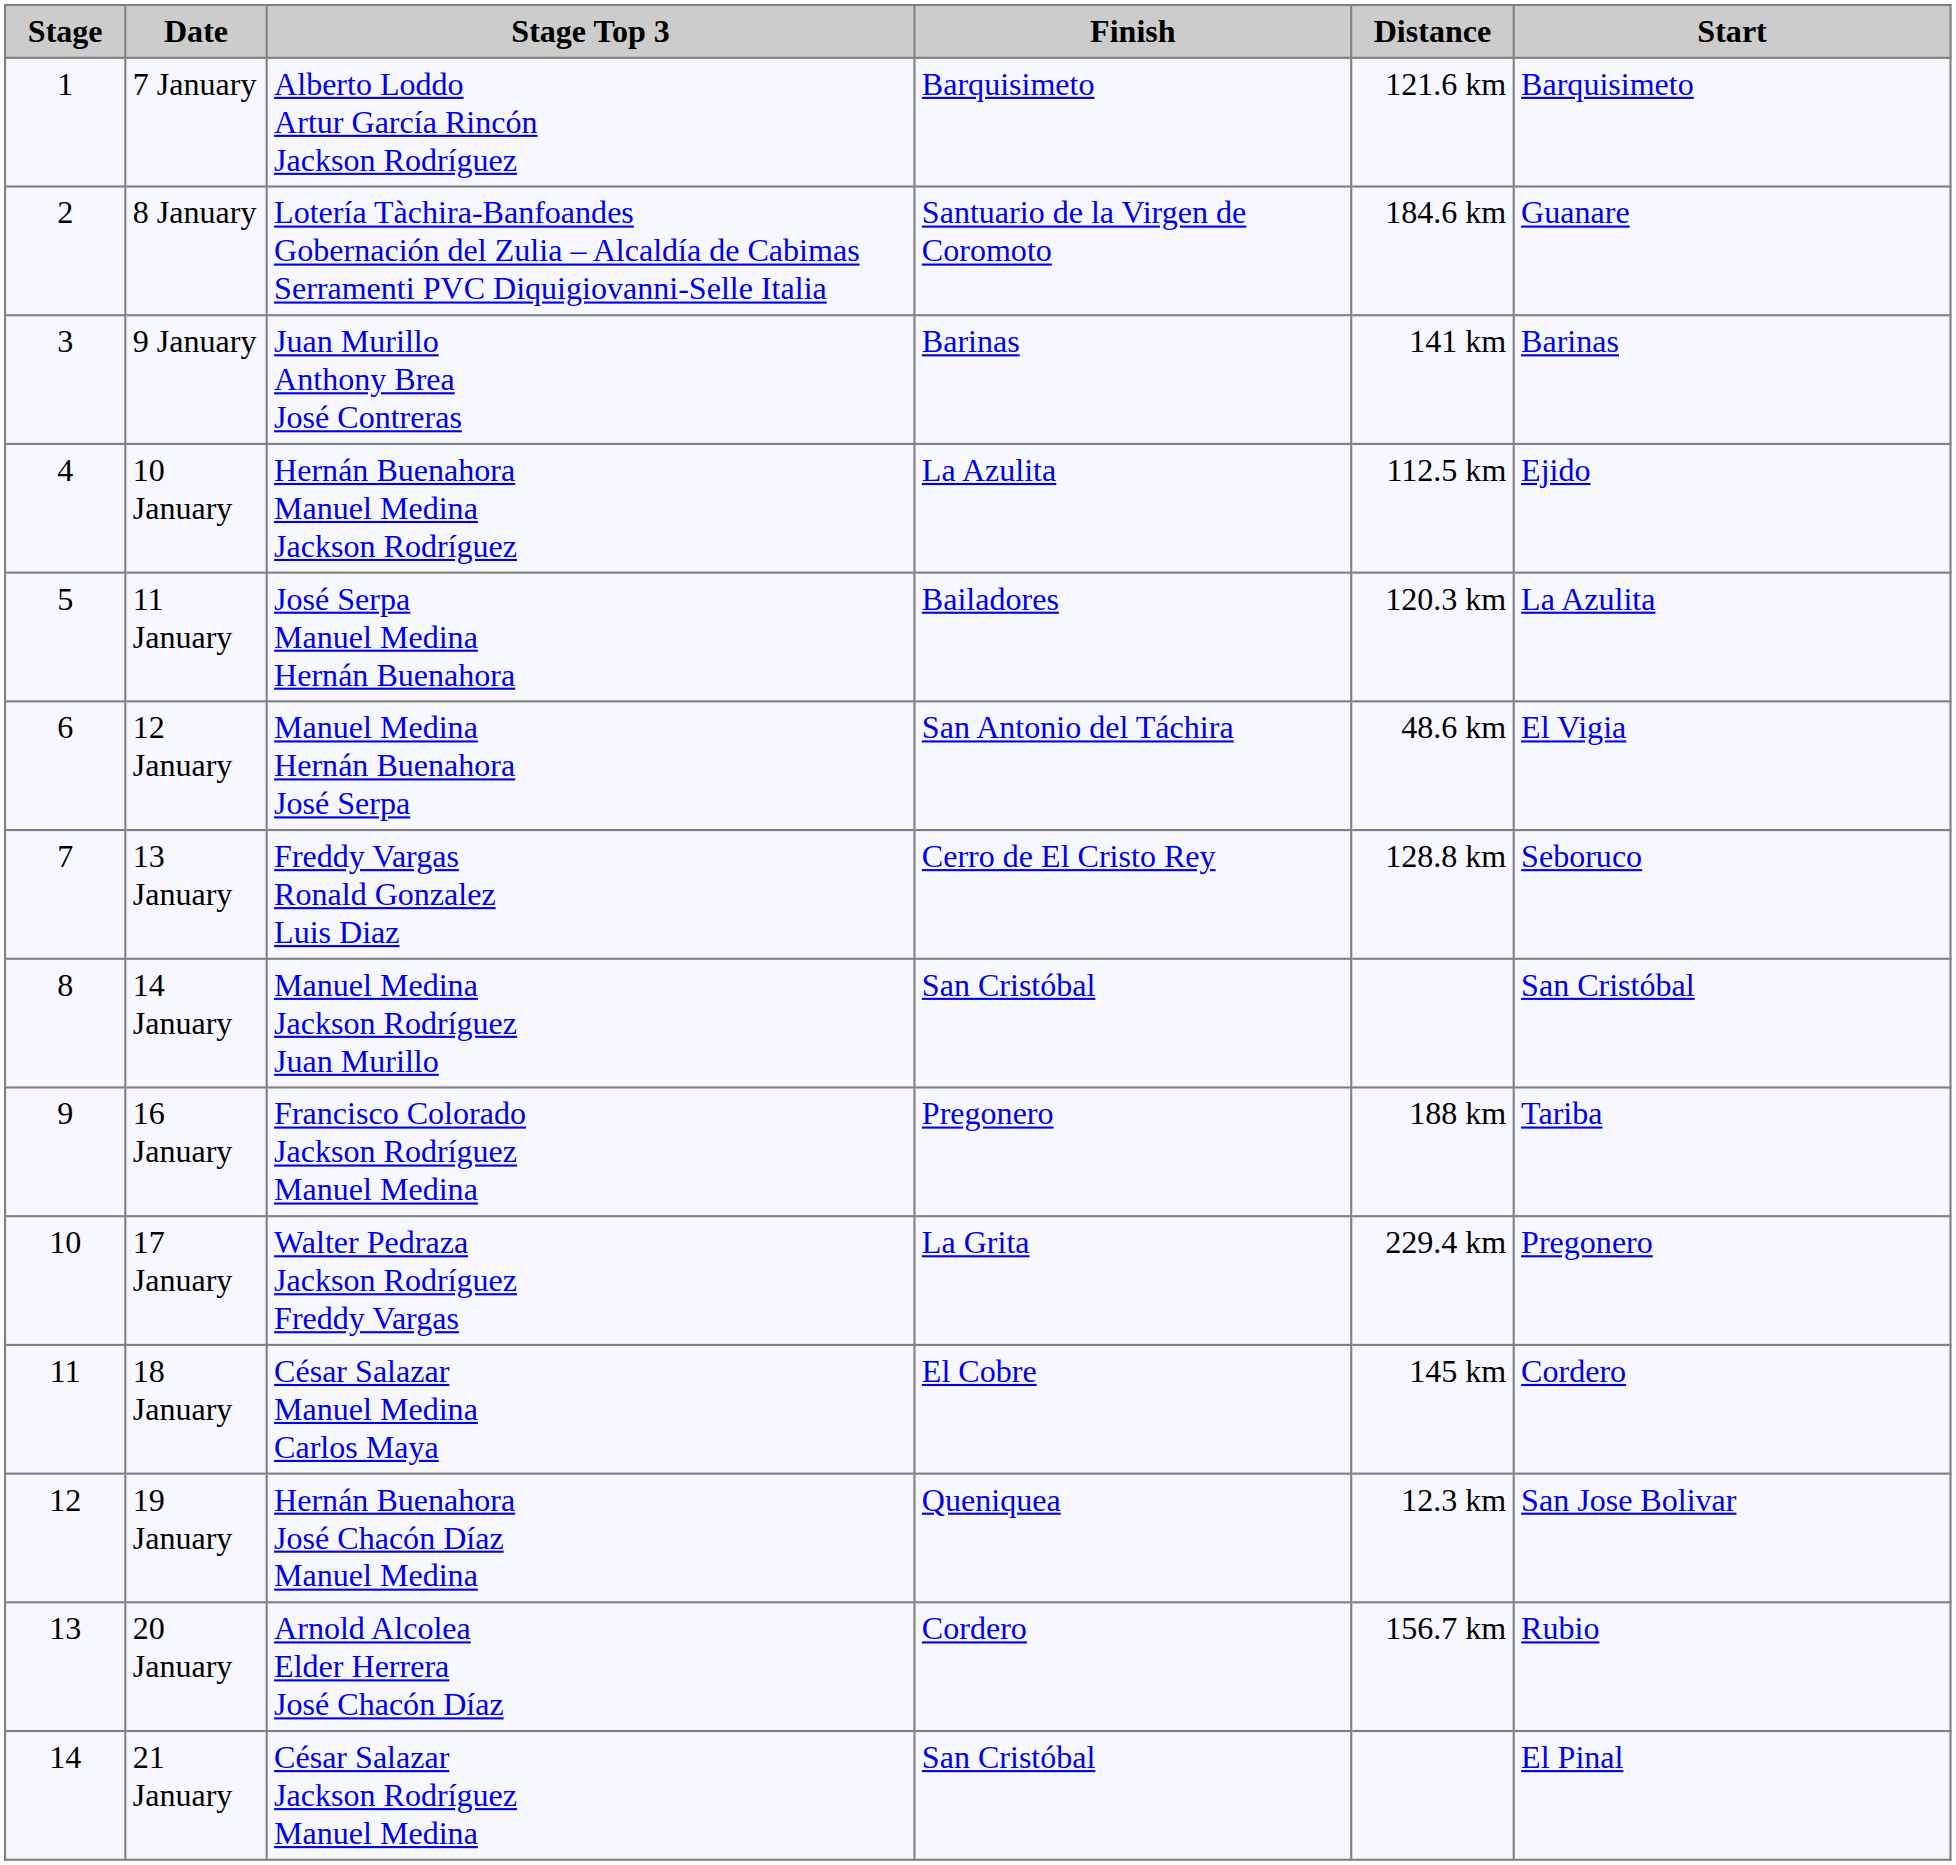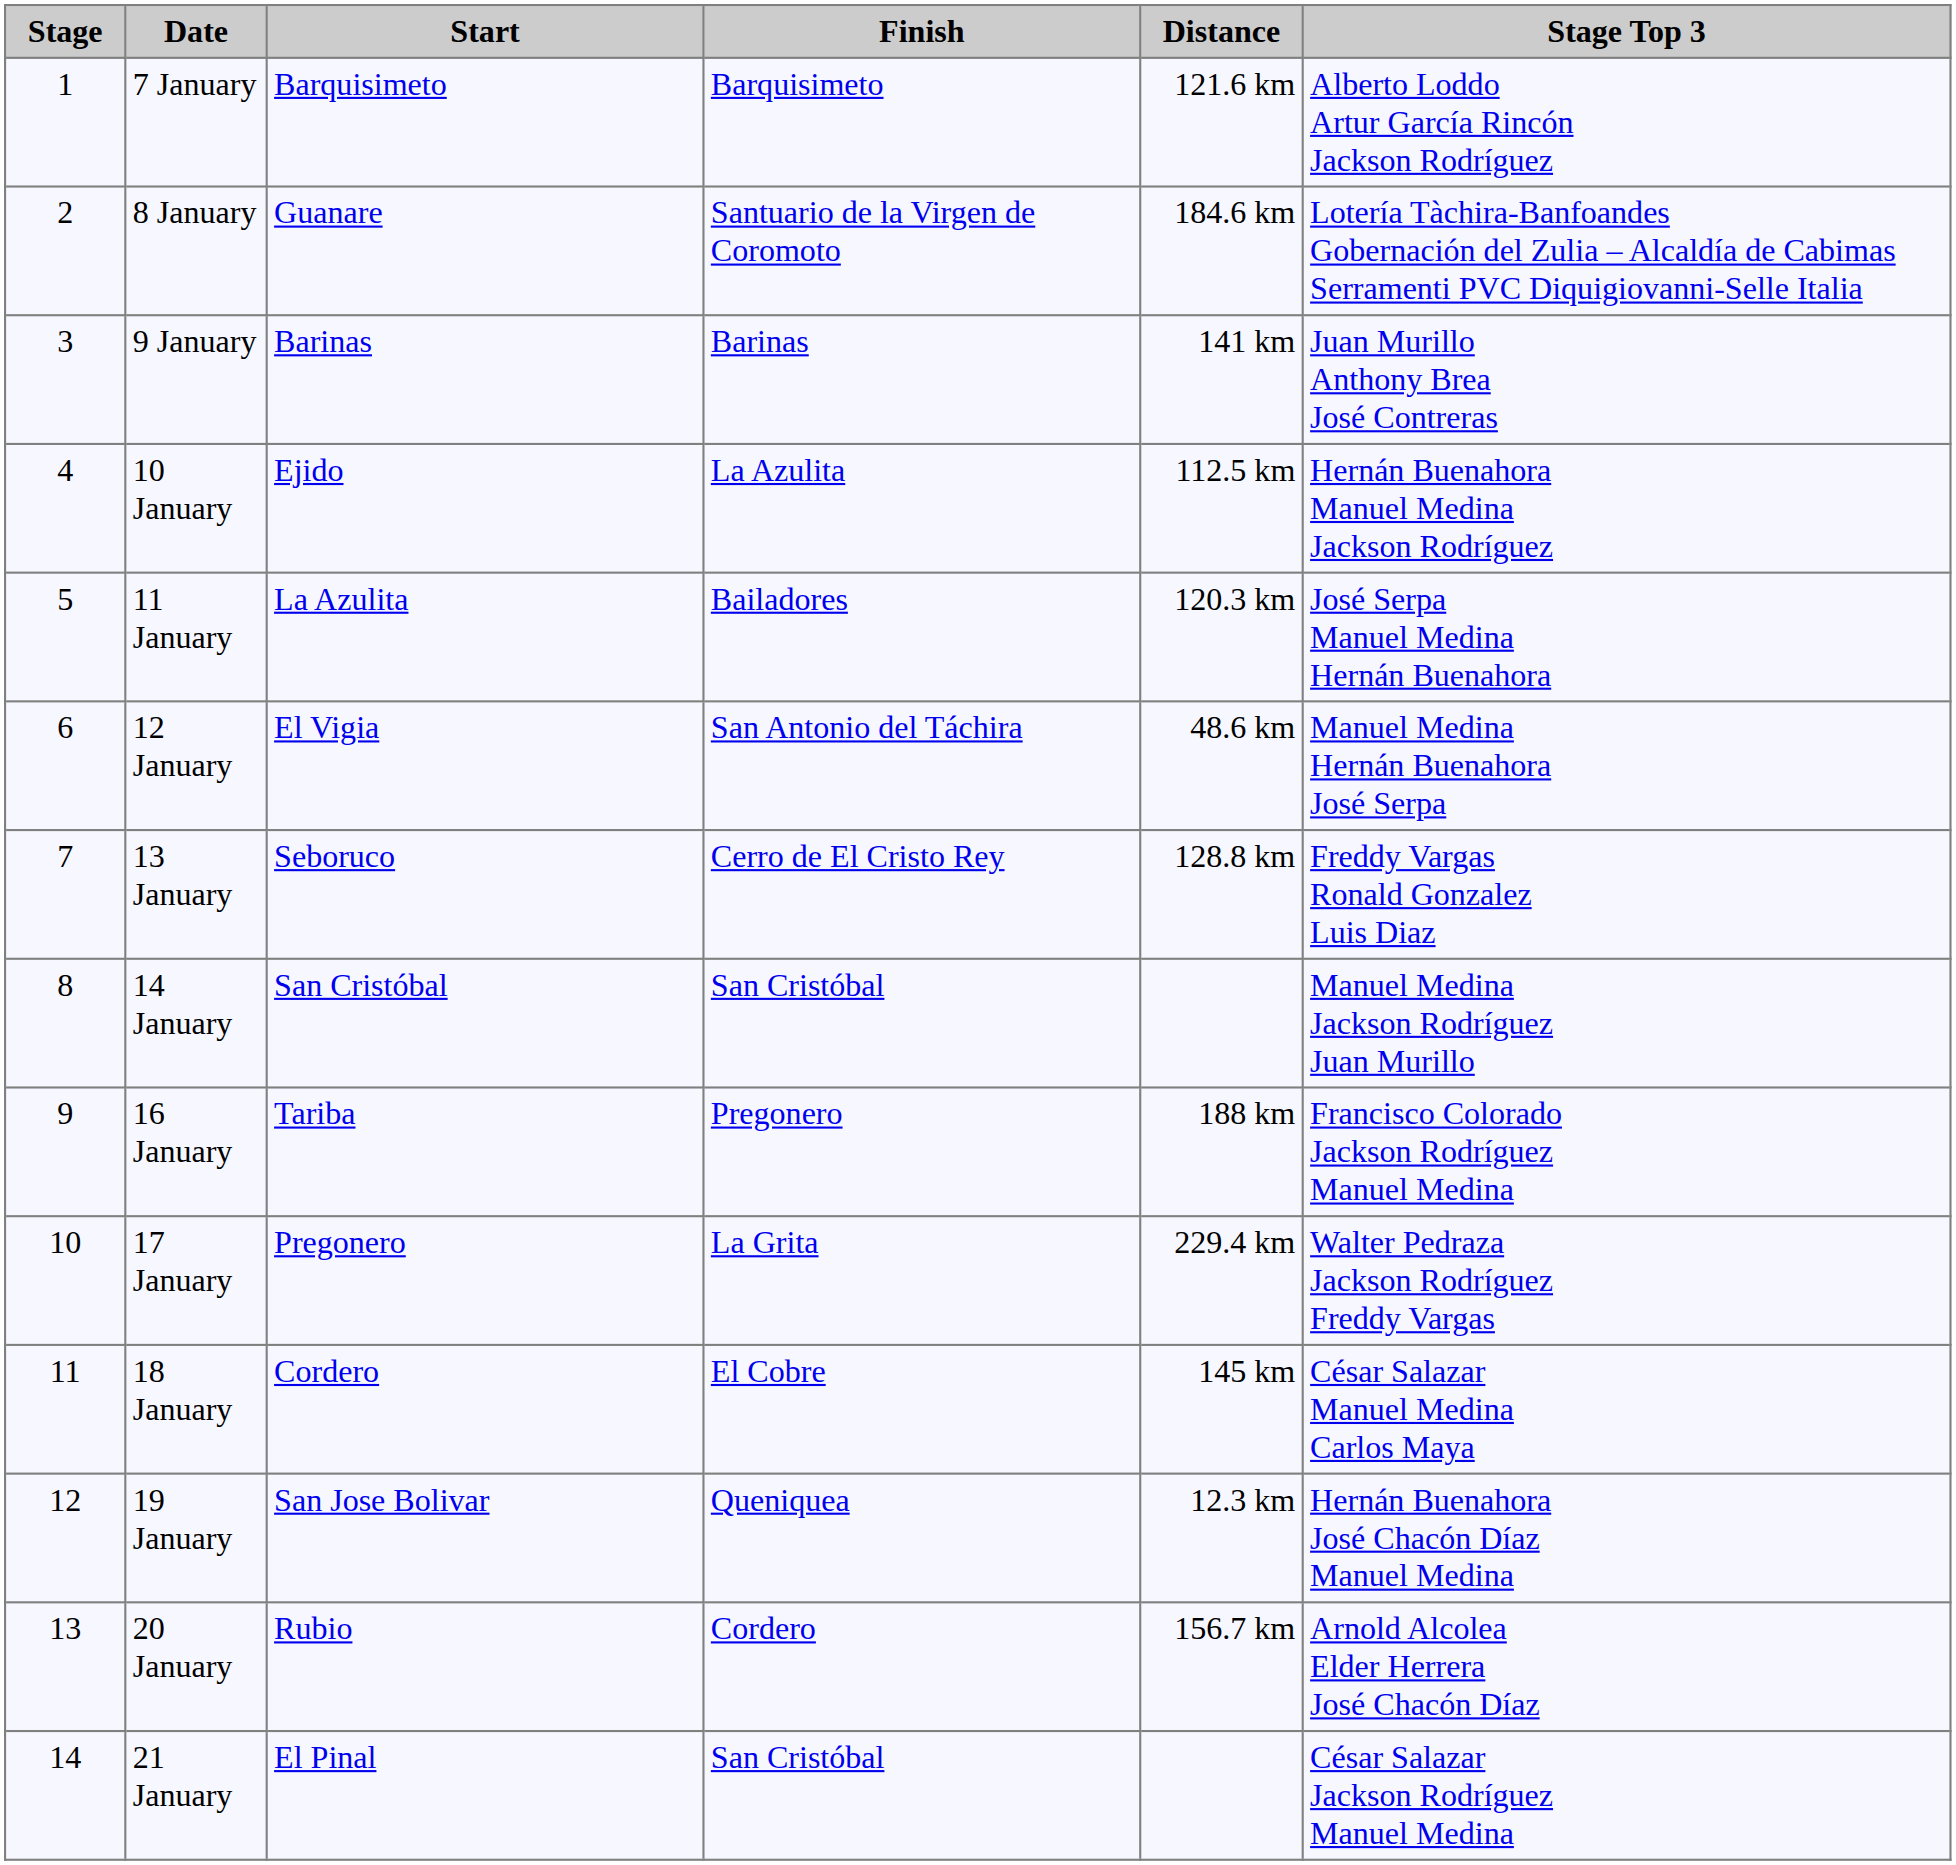columns swapped: (1732, 30) <-> (591, 30)
